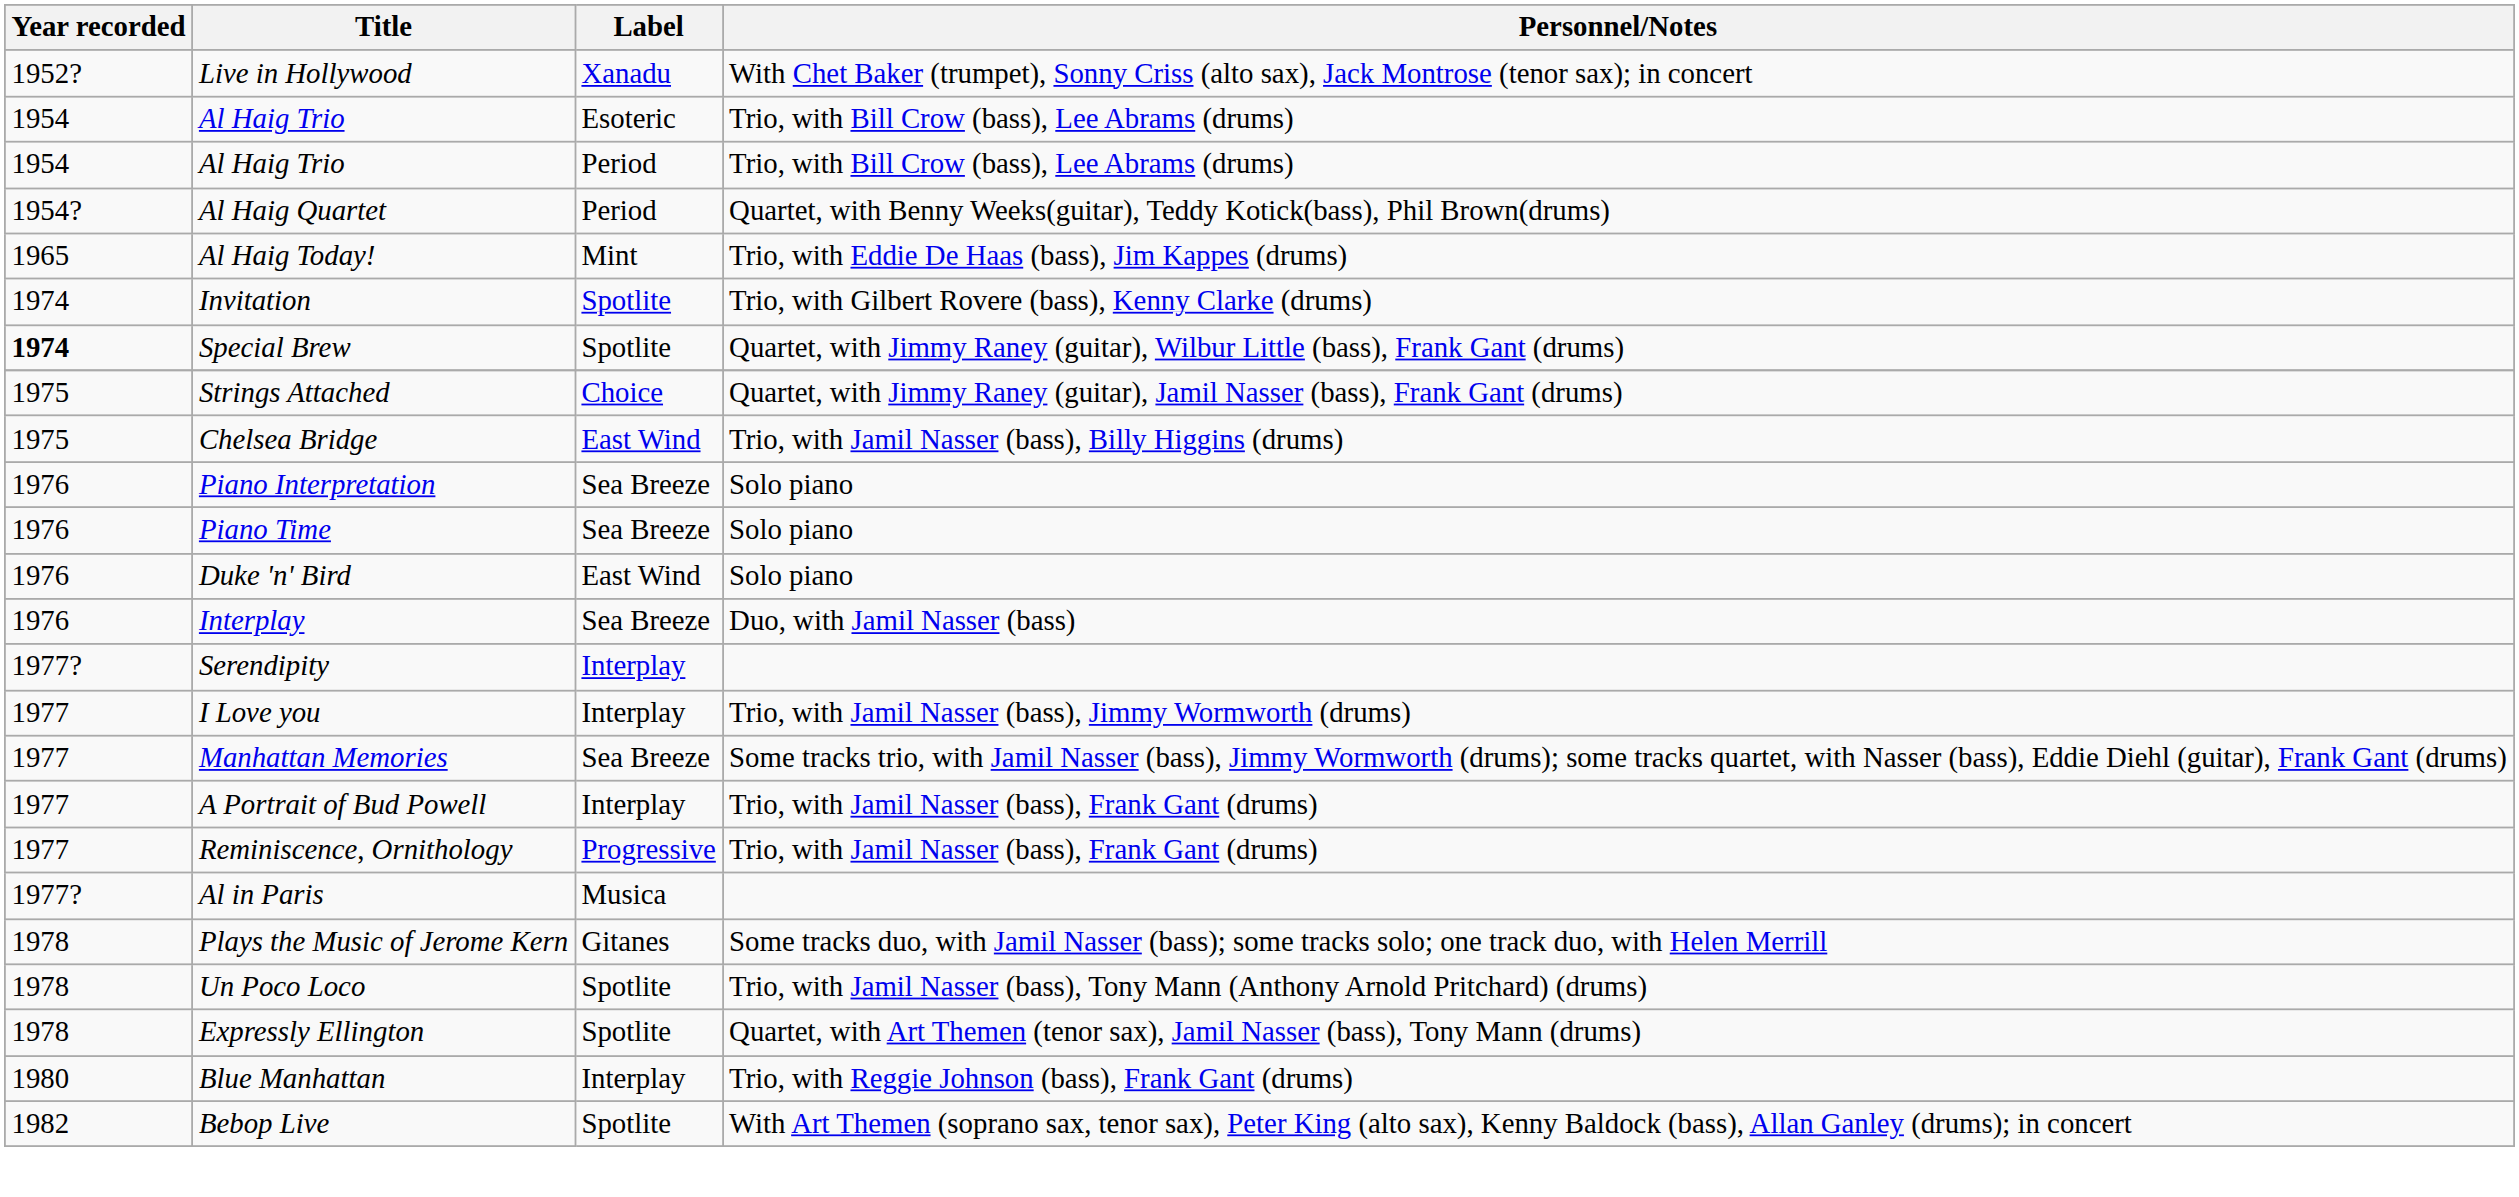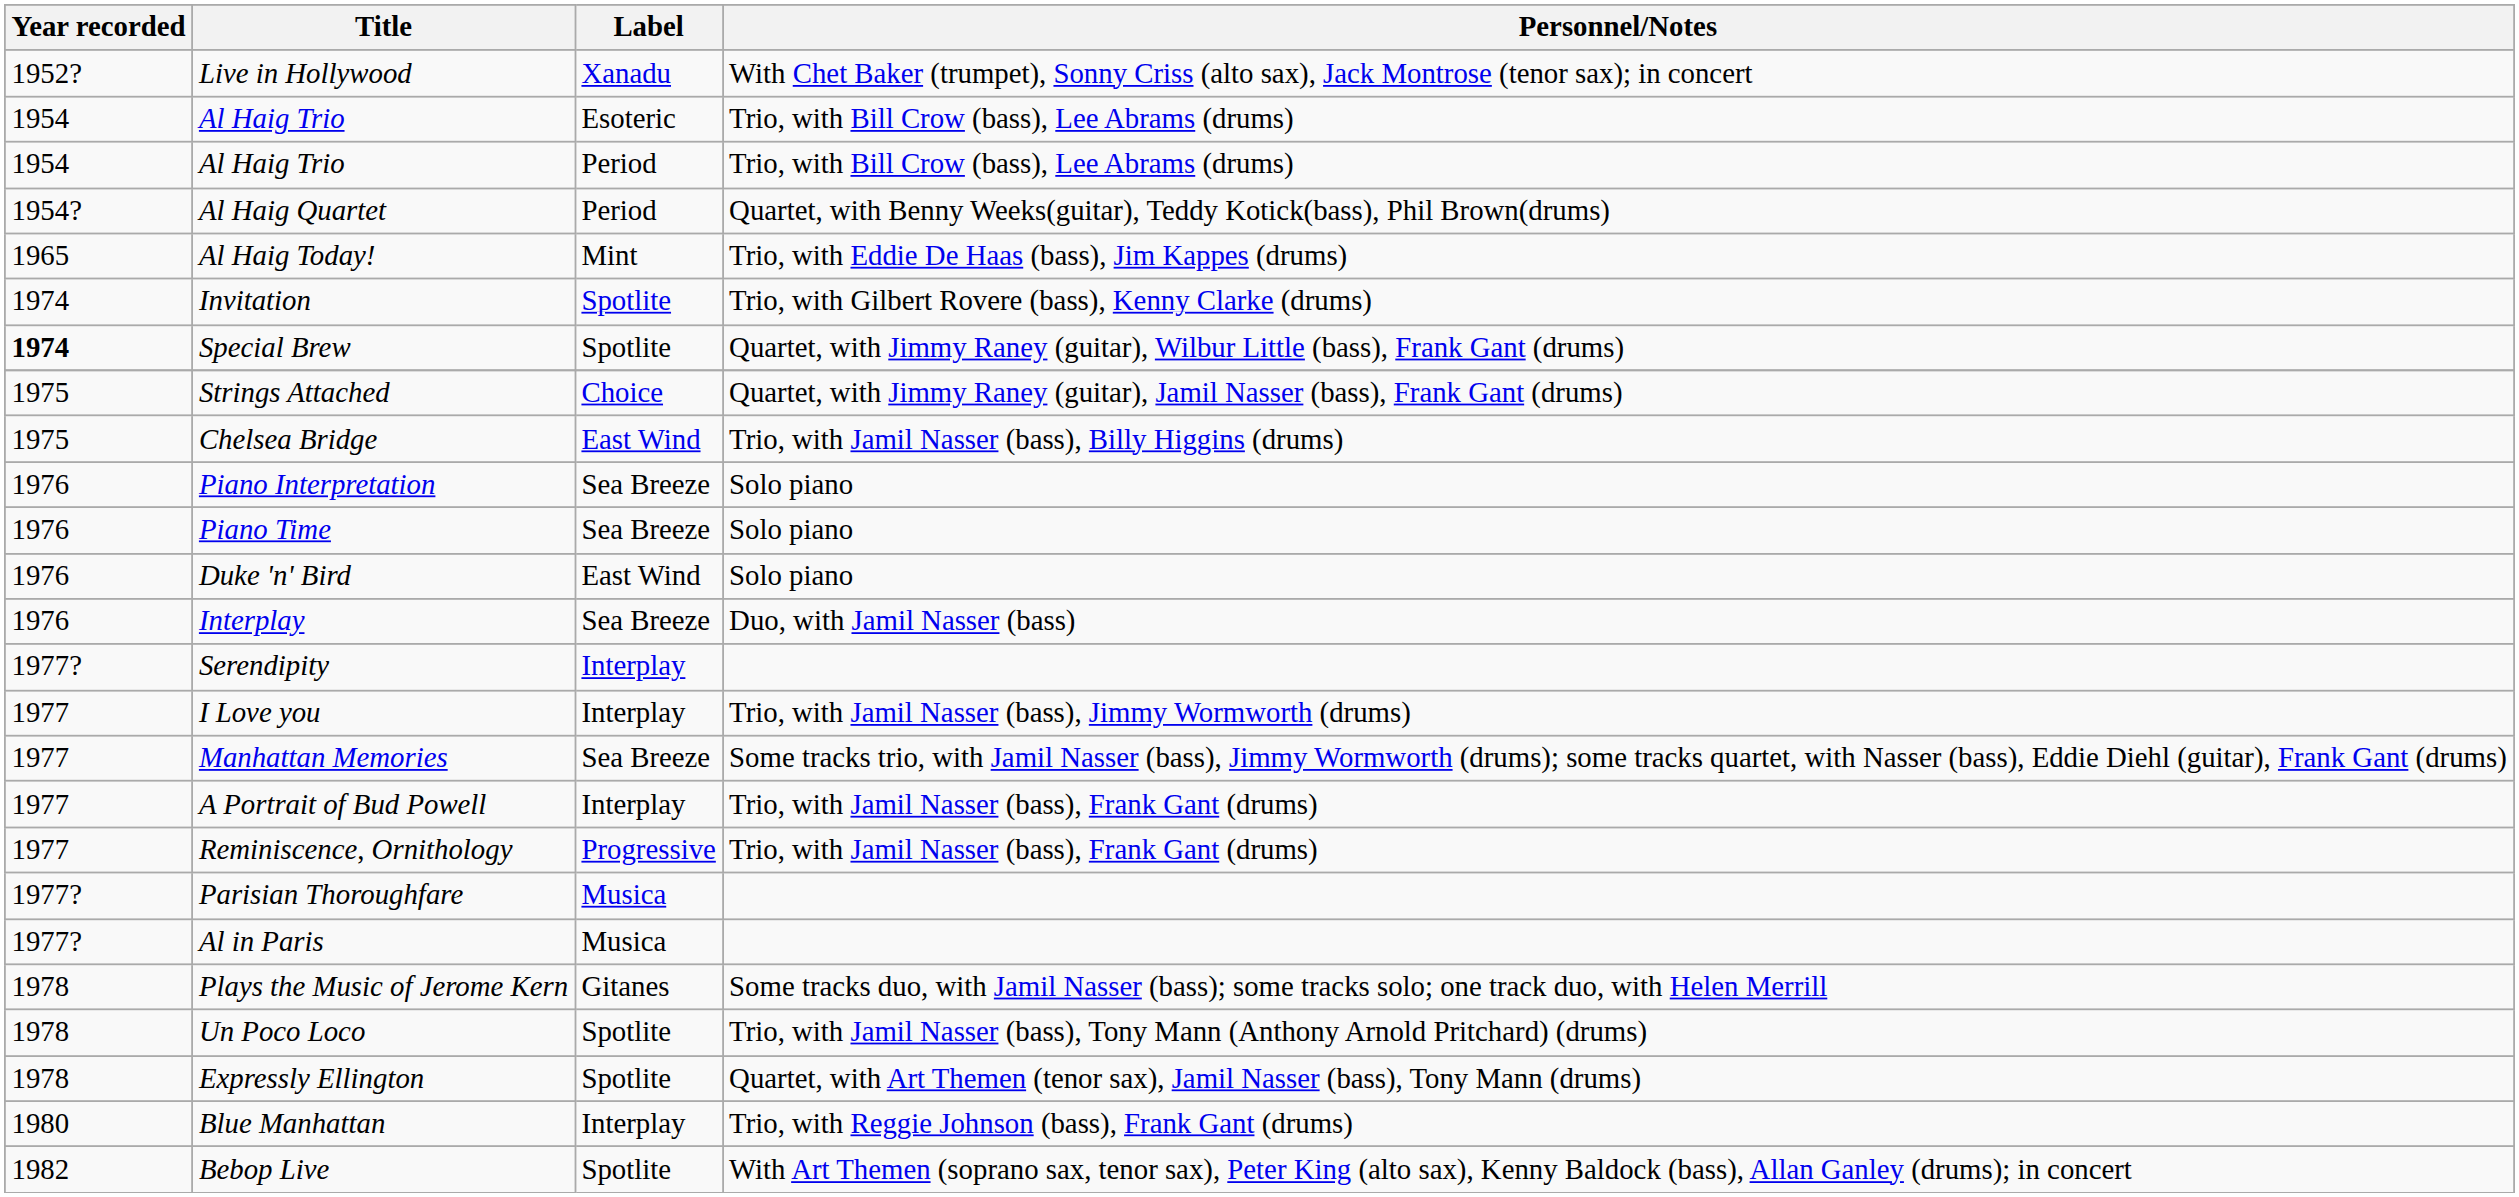+ row: (331, 895)
